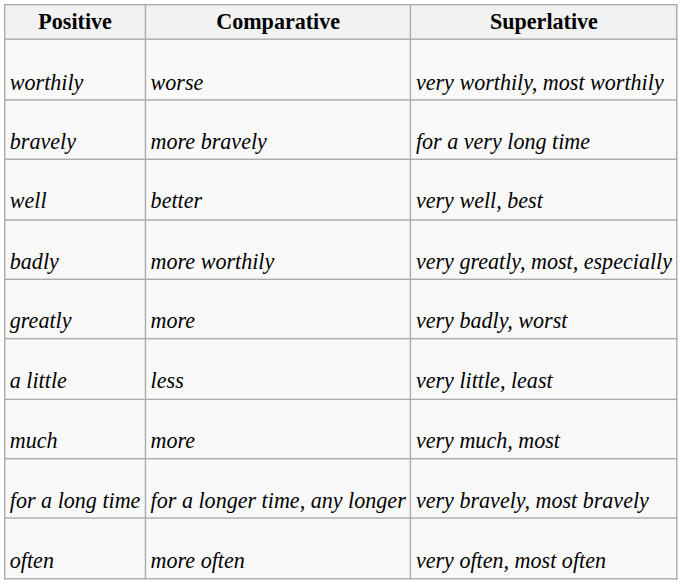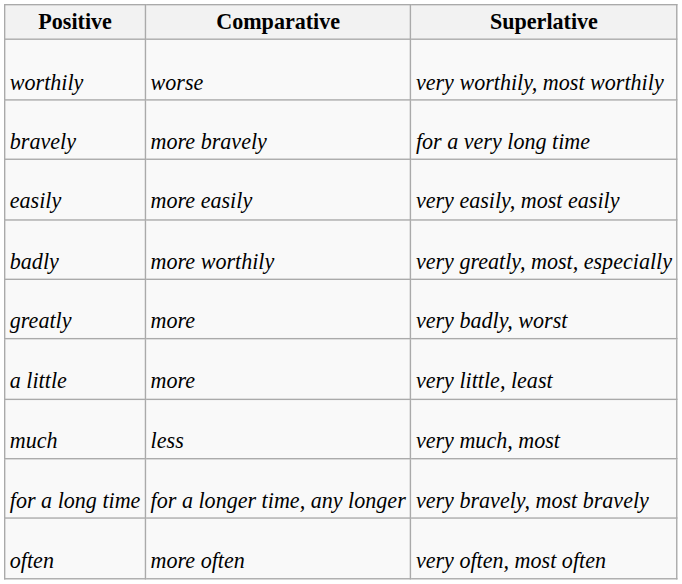+ row: (36, 201)
- row: (28, 201)
(167, 381) less -> (173, 381) more
(173, 441) more -> (167, 441) less
